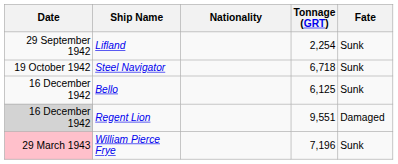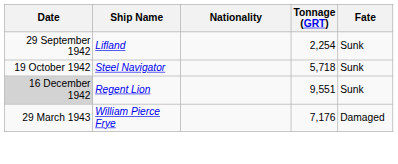(323, 68) 6,718 -> (323, 68) 5,718
- row: (107, 90)
(362, 117) Damaged -> (352, 90) Sunk
(56, 145) pink background -> (56, 117) no background
(323, 145) 7,196 -> (323, 117) 7,176
(352, 145) Sunk -> (362, 117) Damaged
